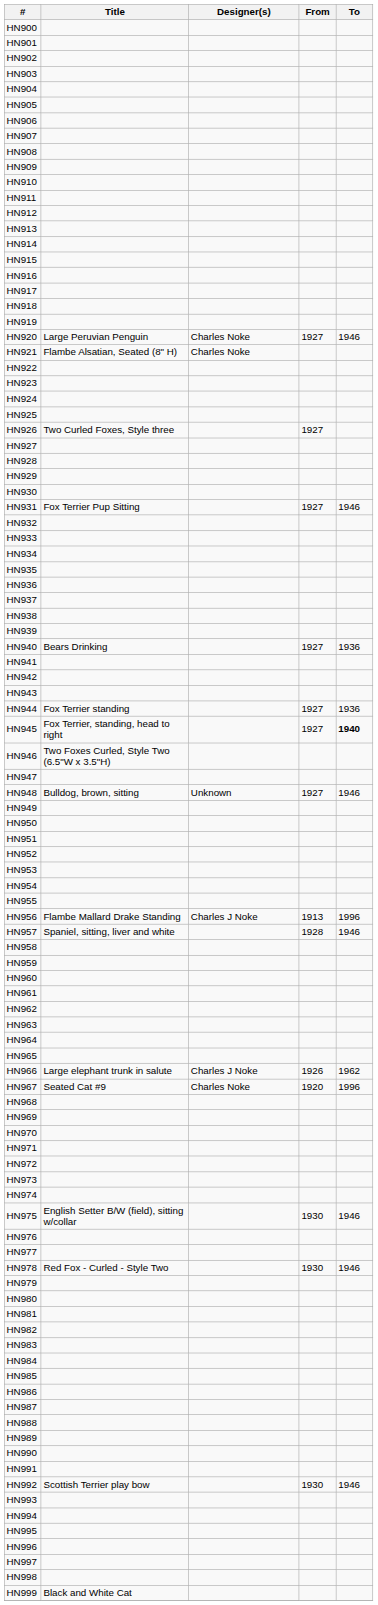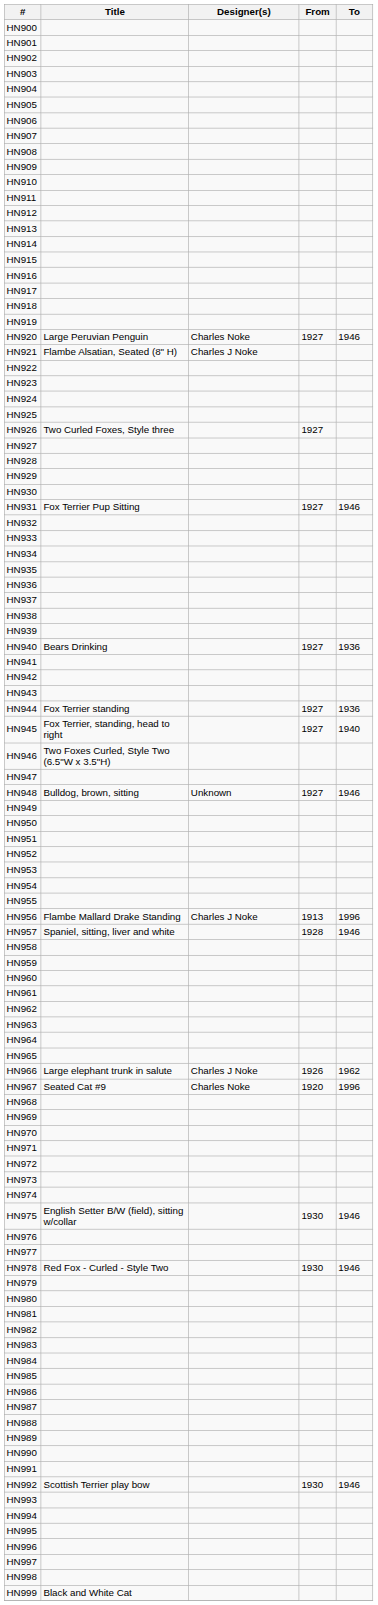(220, 352) Charles Noke -> (224, 352) Charles J Noke
(349, 729) bold -> (349, 729) normal
